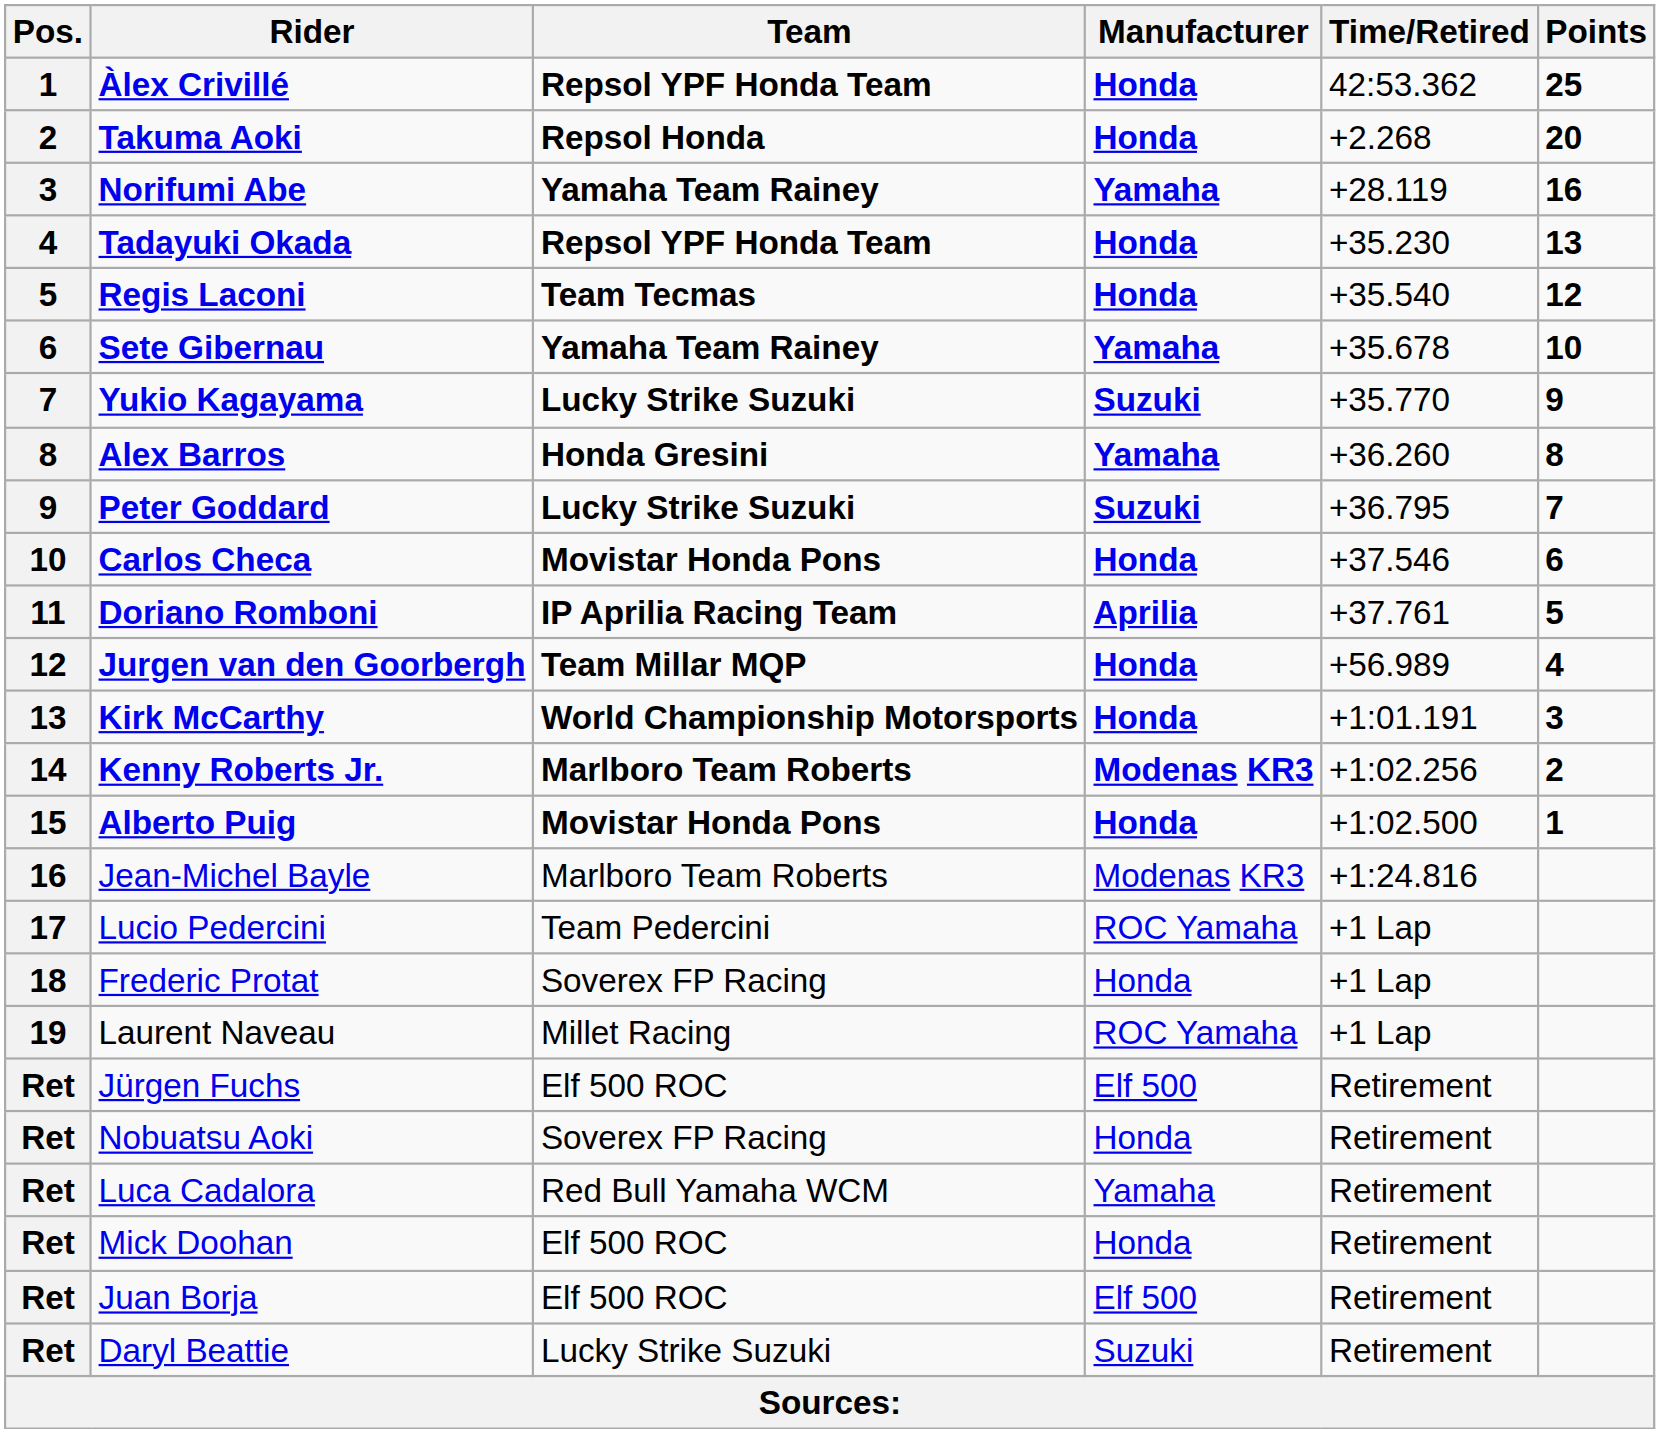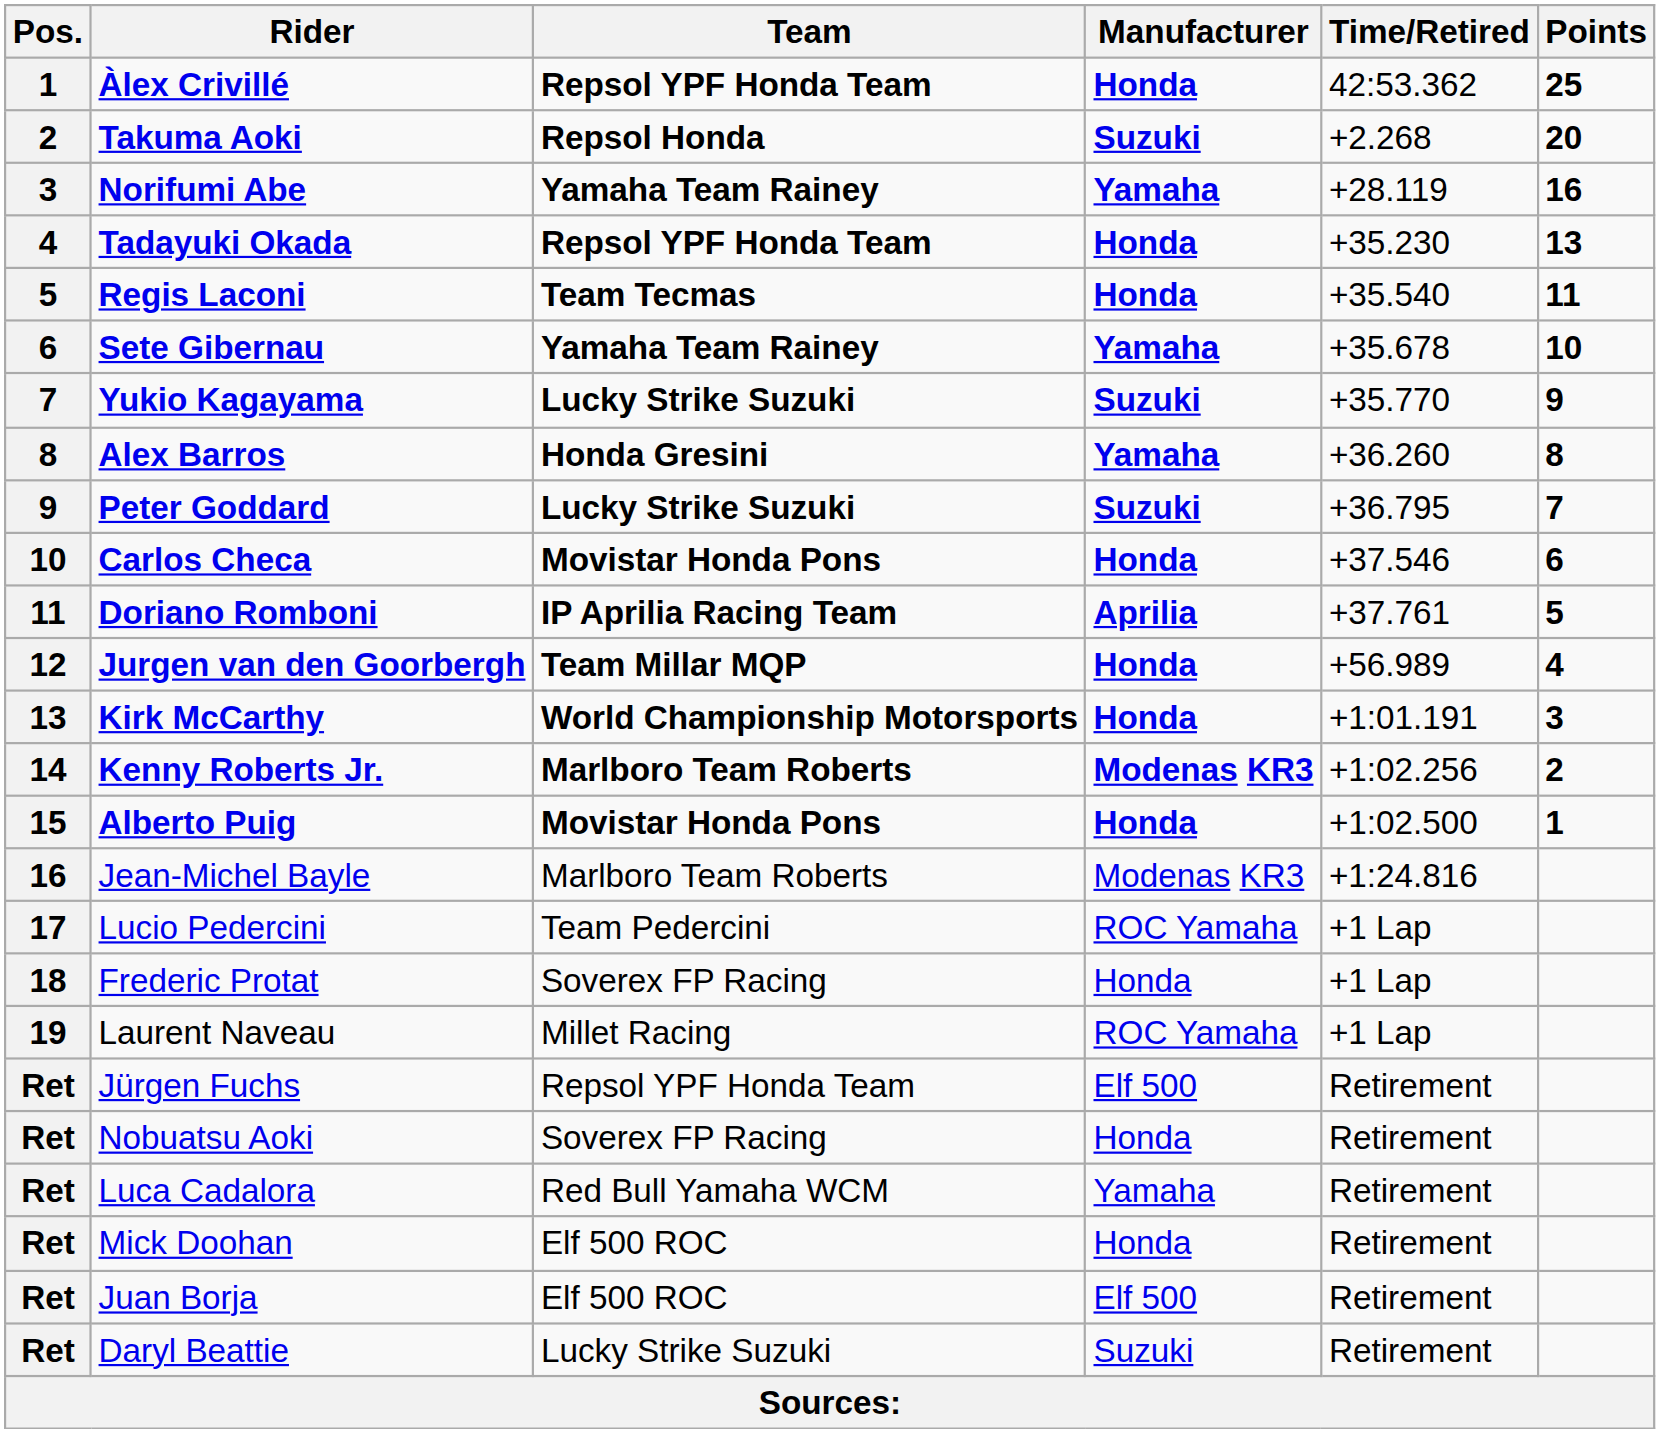(1145, 137) Honda -> (1147, 137) Suzuki
(1564, 295) 12 -> (1563, 295) 11
(634, 1086) Elf 500 ROC -> (728, 1086) Repsol YPF Honda Team
